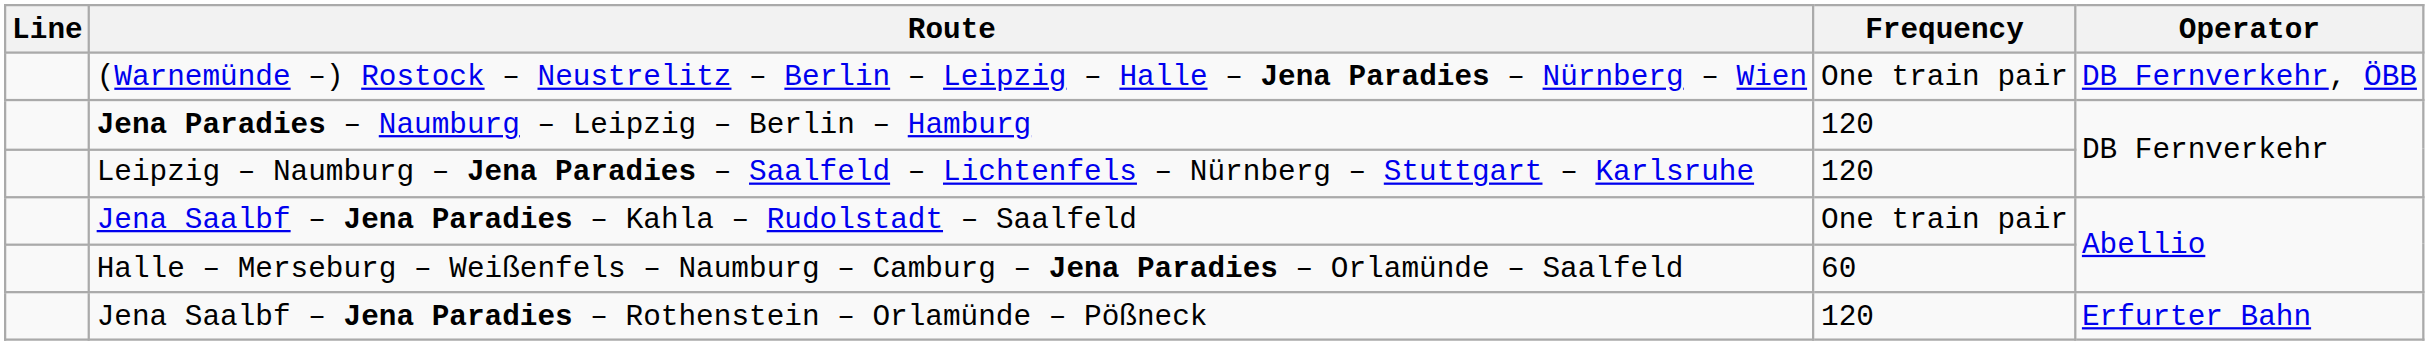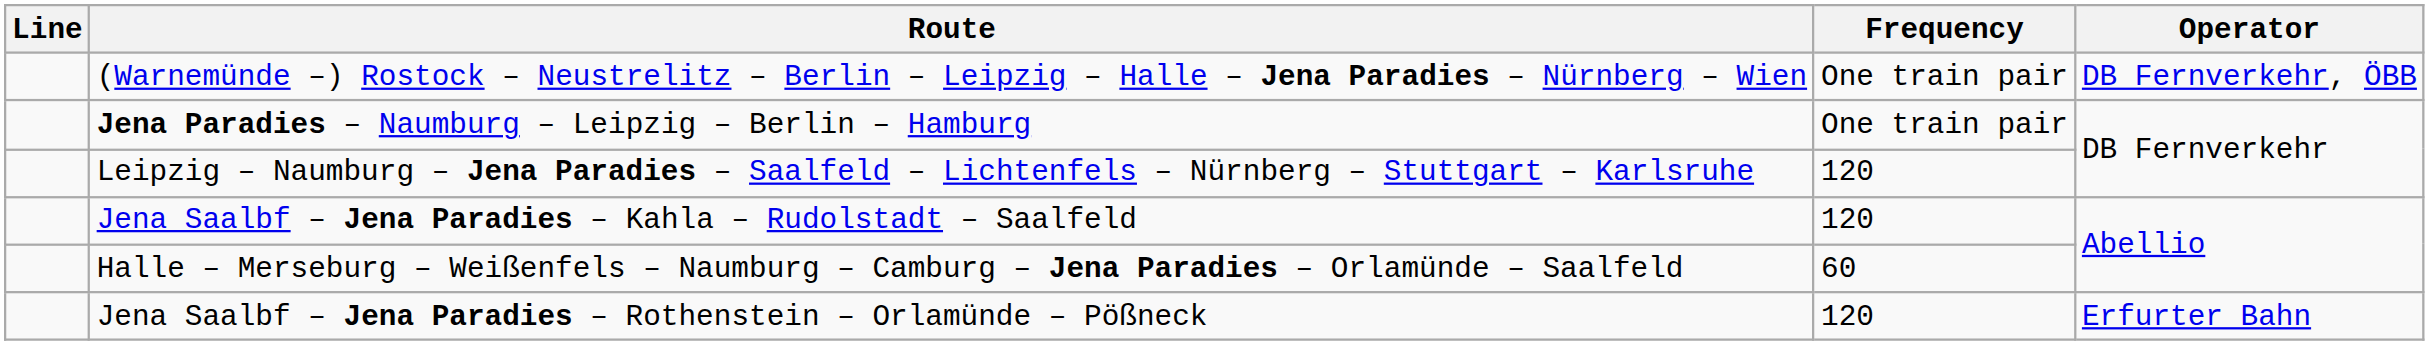(1848, 125) 120 -> (1944, 125) One train pair
(1944, 221) One train pair -> (1848, 221) 120
